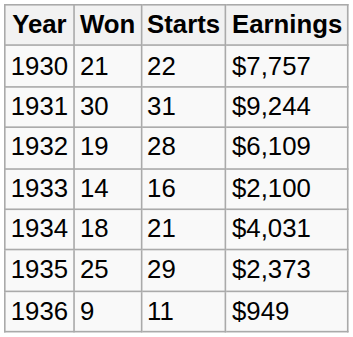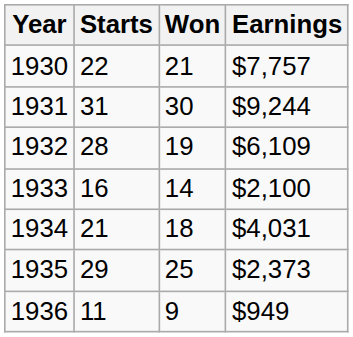columns swapped: (184, 24) <-> (108, 24)
